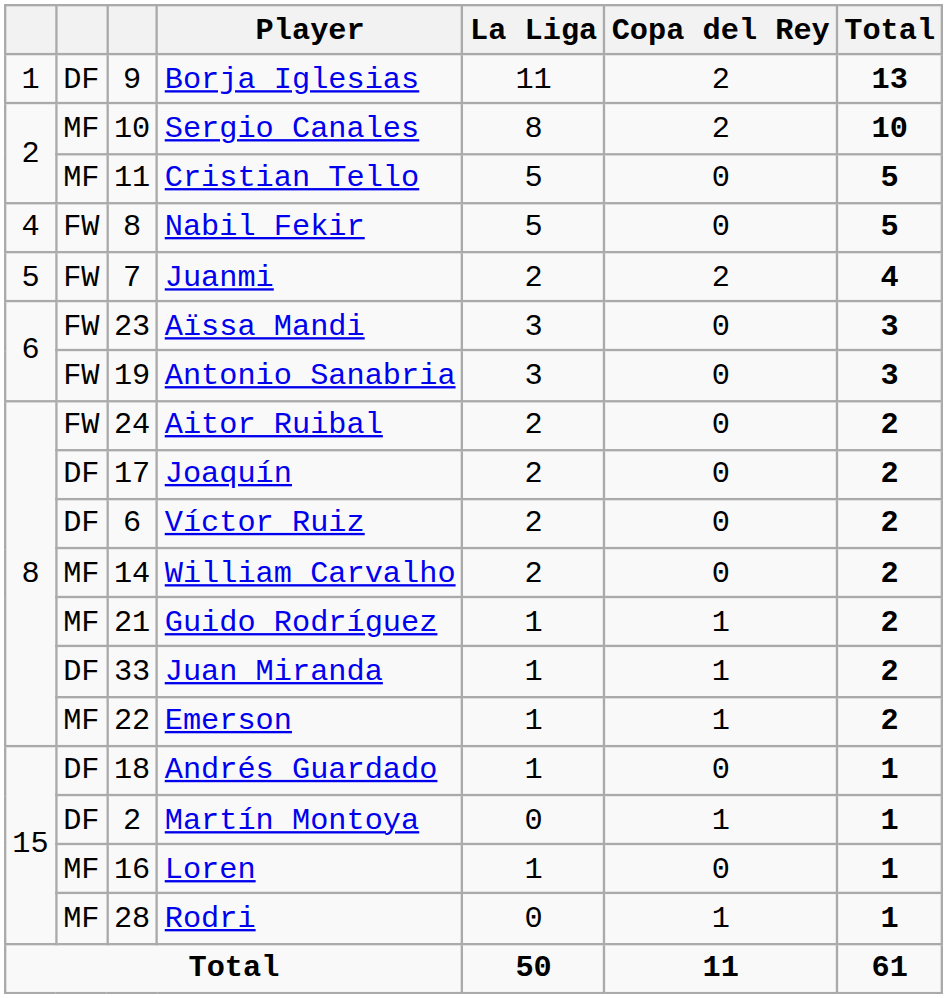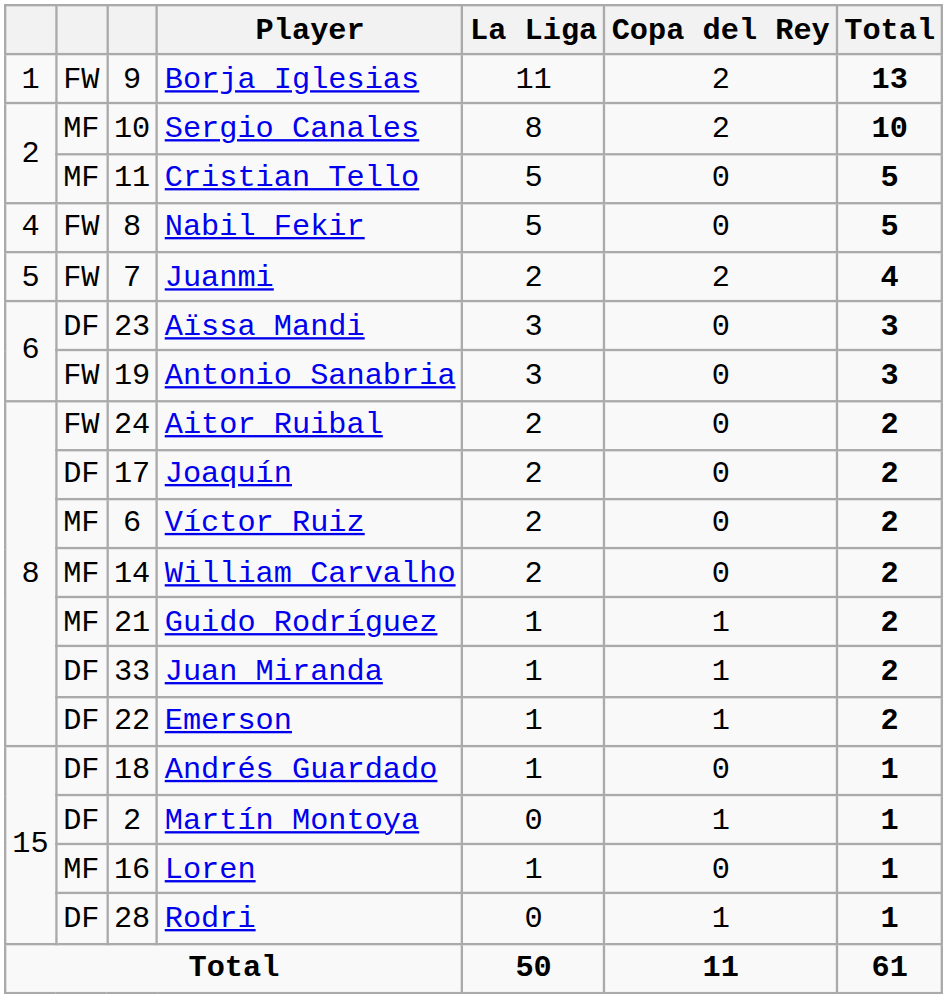(81, 79) DF -> (81, 79) FW
(81, 326) FW -> (81, 326) DF
(81, 524) DF -> (81, 524) MF
(81, 721) MF -> (81, 721) DF
(81, 918) MF -> (81, 918) DF
